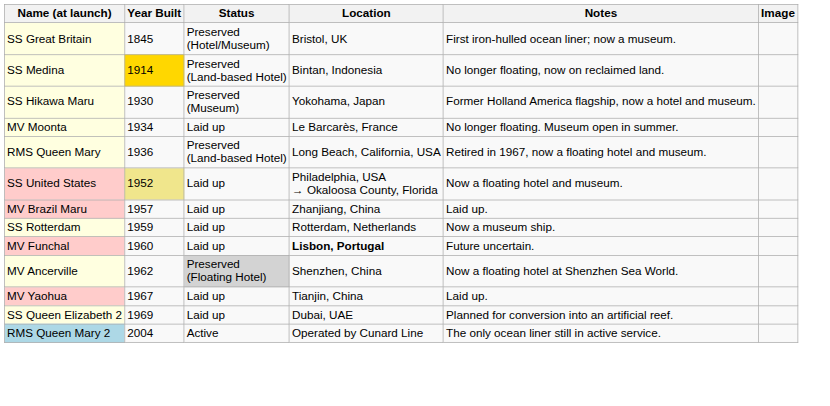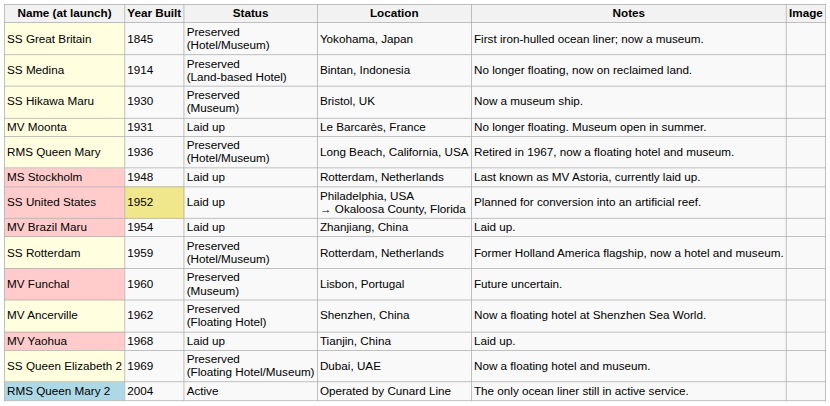(320, 38) Bristol, UK -> (366, 38) Yokohama, Japan
(140, 70) gold background -> (140, 70) no background
(339, 102) Yokohama, Japan -> (347, 102) Bristol, UK
(601, 102) Former Holland America flagship, now a hotel and museum. -> (528, 102) Now a museum ship.
(140, 127) 1934 -> (140, 127) 1931
(237, 152) Preserved (Land-based Hotel) -> (228, 152) Preserved (Hotel/Museum)
+ row: (45, 177)
(534, 184) Now a floating hotel and museum. -> (588, 202) Planned for conversion into an artificial reef.
(140, 209) 1957 -> (140, 227) 1954
(206, 227) Laid up -> (228, 252) Preserved (Hotel/Museum)
(501, 227) Now a museum ship. -> (629, 252) Former Holland America flagship, now a hotel and museum.
(206, 246) Laid up -> (213, 284) Preserved (Museum)
(338, 246) bold -> (362, 284) normal
(227, 271) lightgrey background -> (227, 316) no background
(140, 296) 1967 -> (140, 341) 1968
(206, 314) Laid up -> (251, 366) Preserved (Floating Hotel/Museum)
(560, 314) Planned for conversion into an artificial reef. -> (562, 366) Now a floating hotel and museum.
